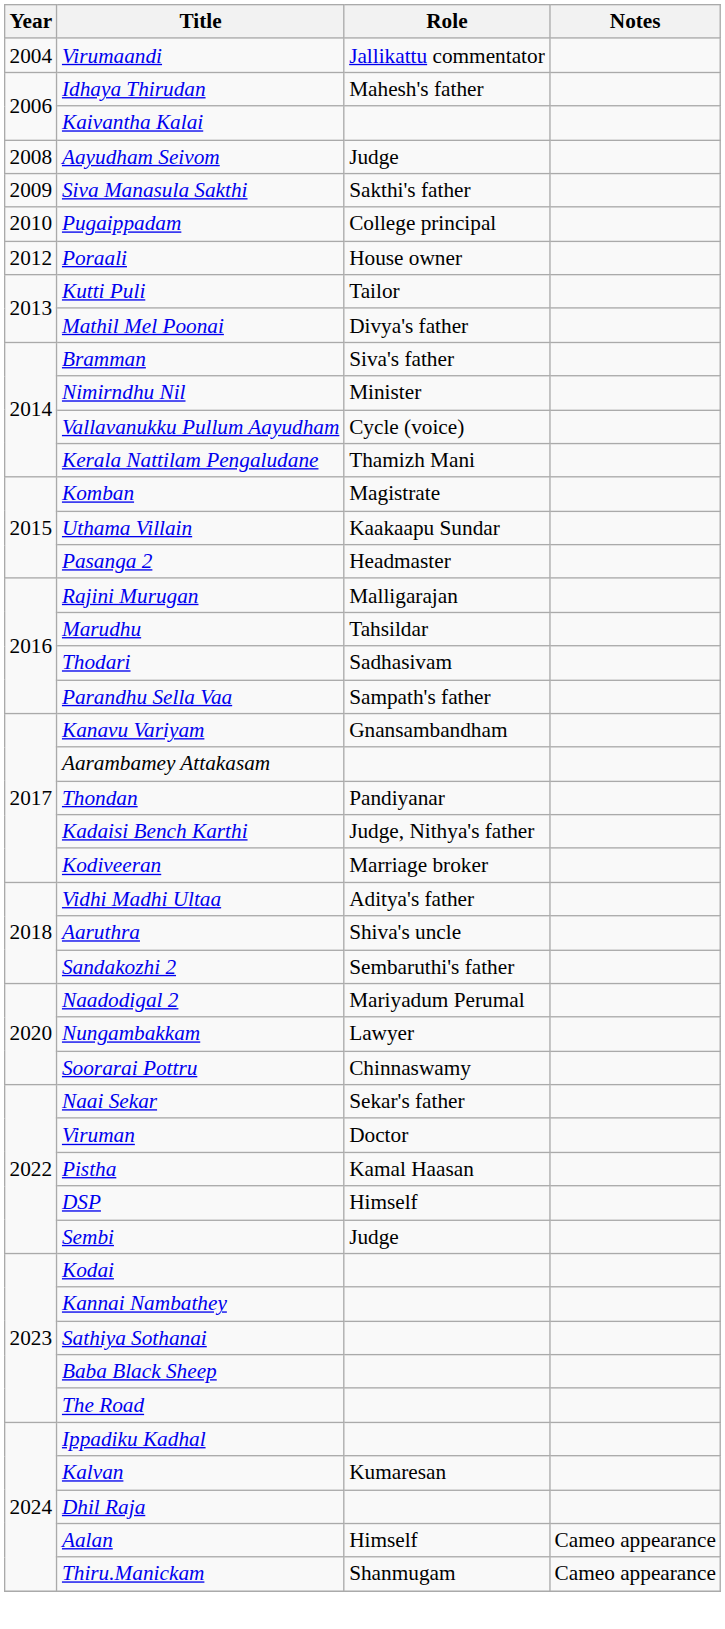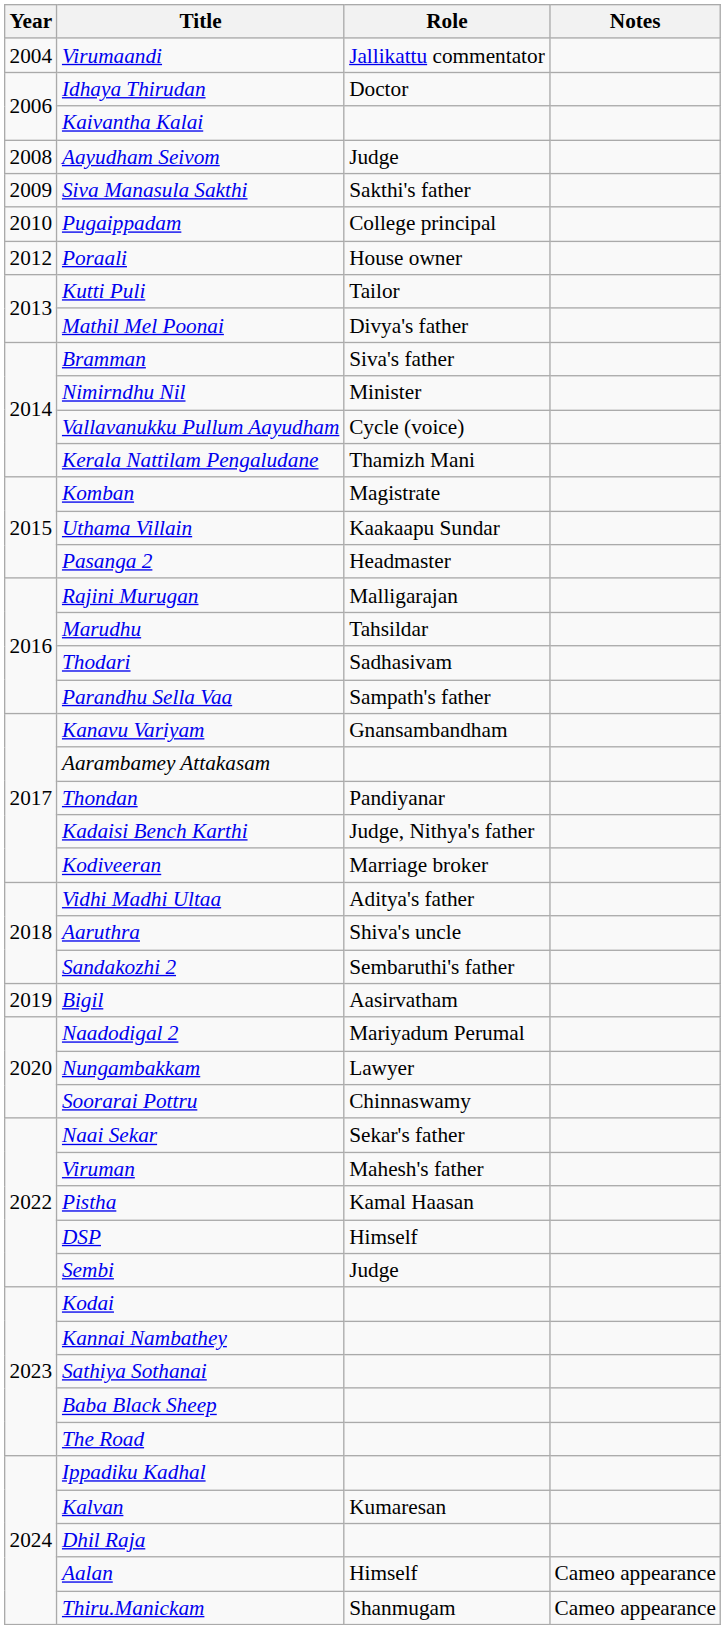(416, 88) Mahesh's father -> (379, 88) Doctor
+ row: (83, 1000)
(379, 1135) Doctor -> (416, 1168) Mahesh's father
